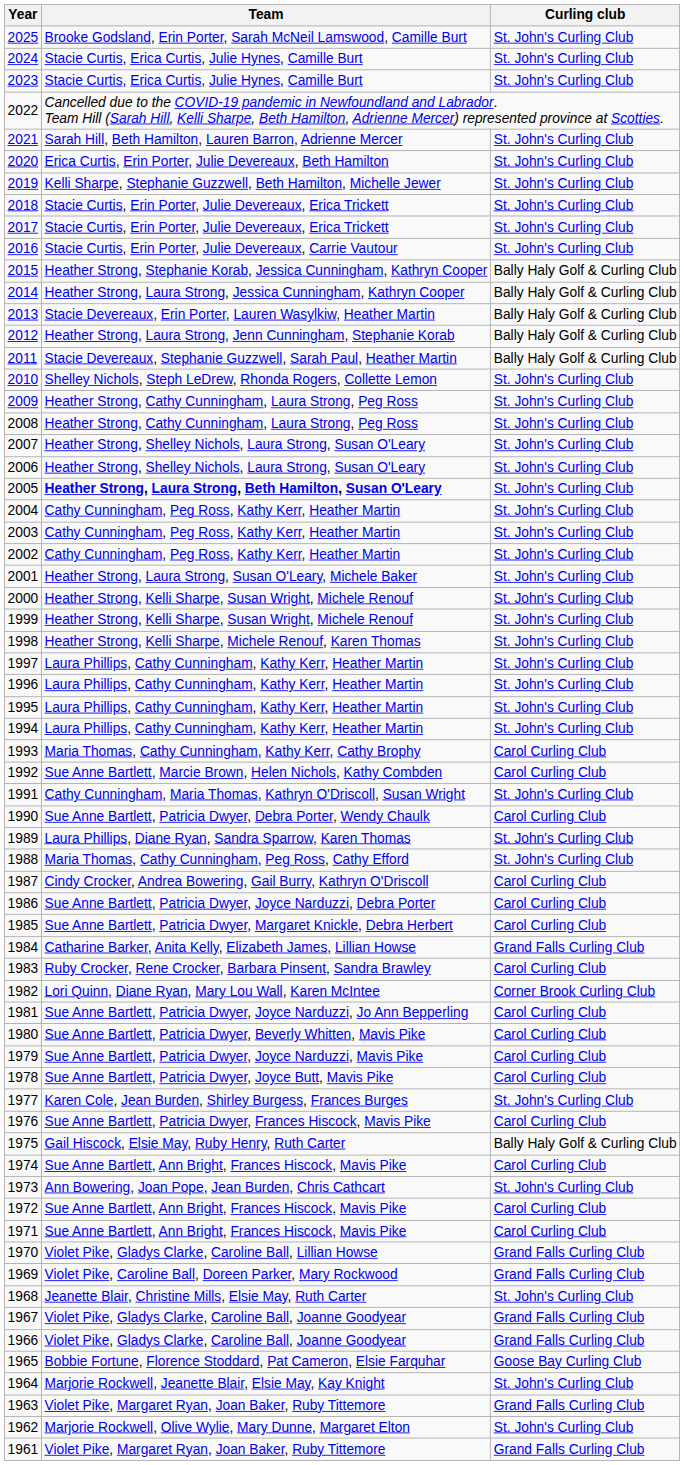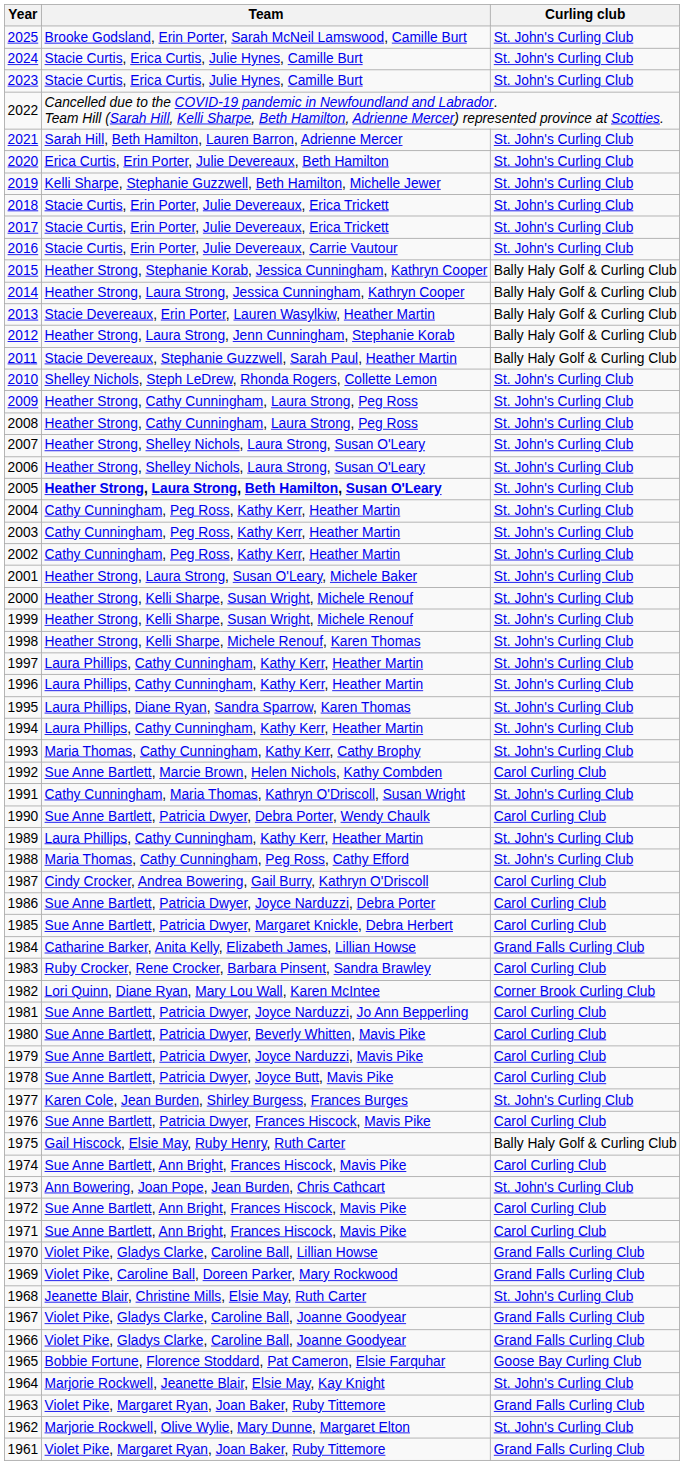(234, 707) Laura Phillips, Cathy Cunningham, Kathy Kerr, Heather Martin -> (228, 707) Laura Phillips, Diane Ryan, Sandra Sparrow, Karen Thomas
(550, 751) Carol Curling Club -> (564, 751) St. John's Curling Club
(228, 838) Laura Phillips, Diane Ryan, Sandra Sparrow, Karen Thomas -> (234, 838) Laura Phillips, Cathy Cunningham, Kathy Kerr, Heather Martin
